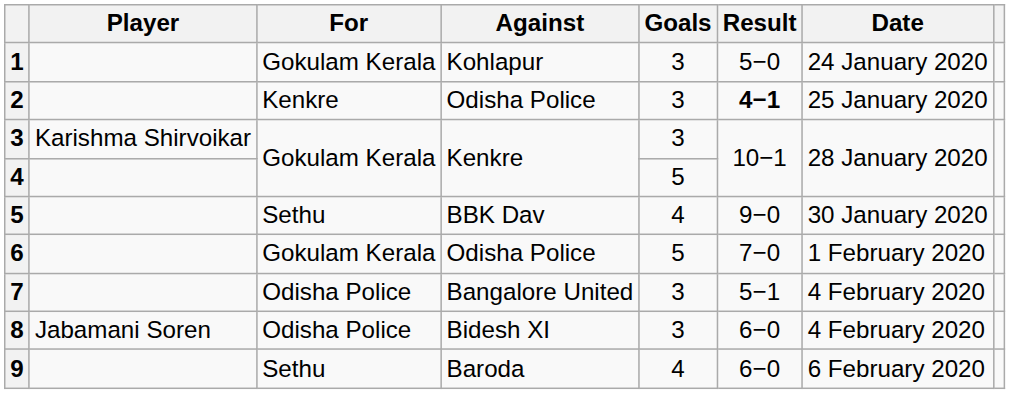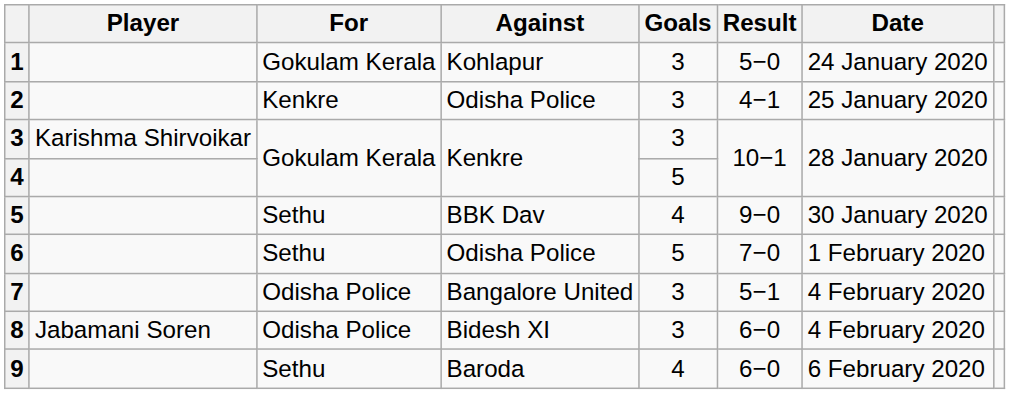(760, 100) bold -> (760, 100) normal
(349, 253) Gokulam Kerala -> (294, 253) Sethu
